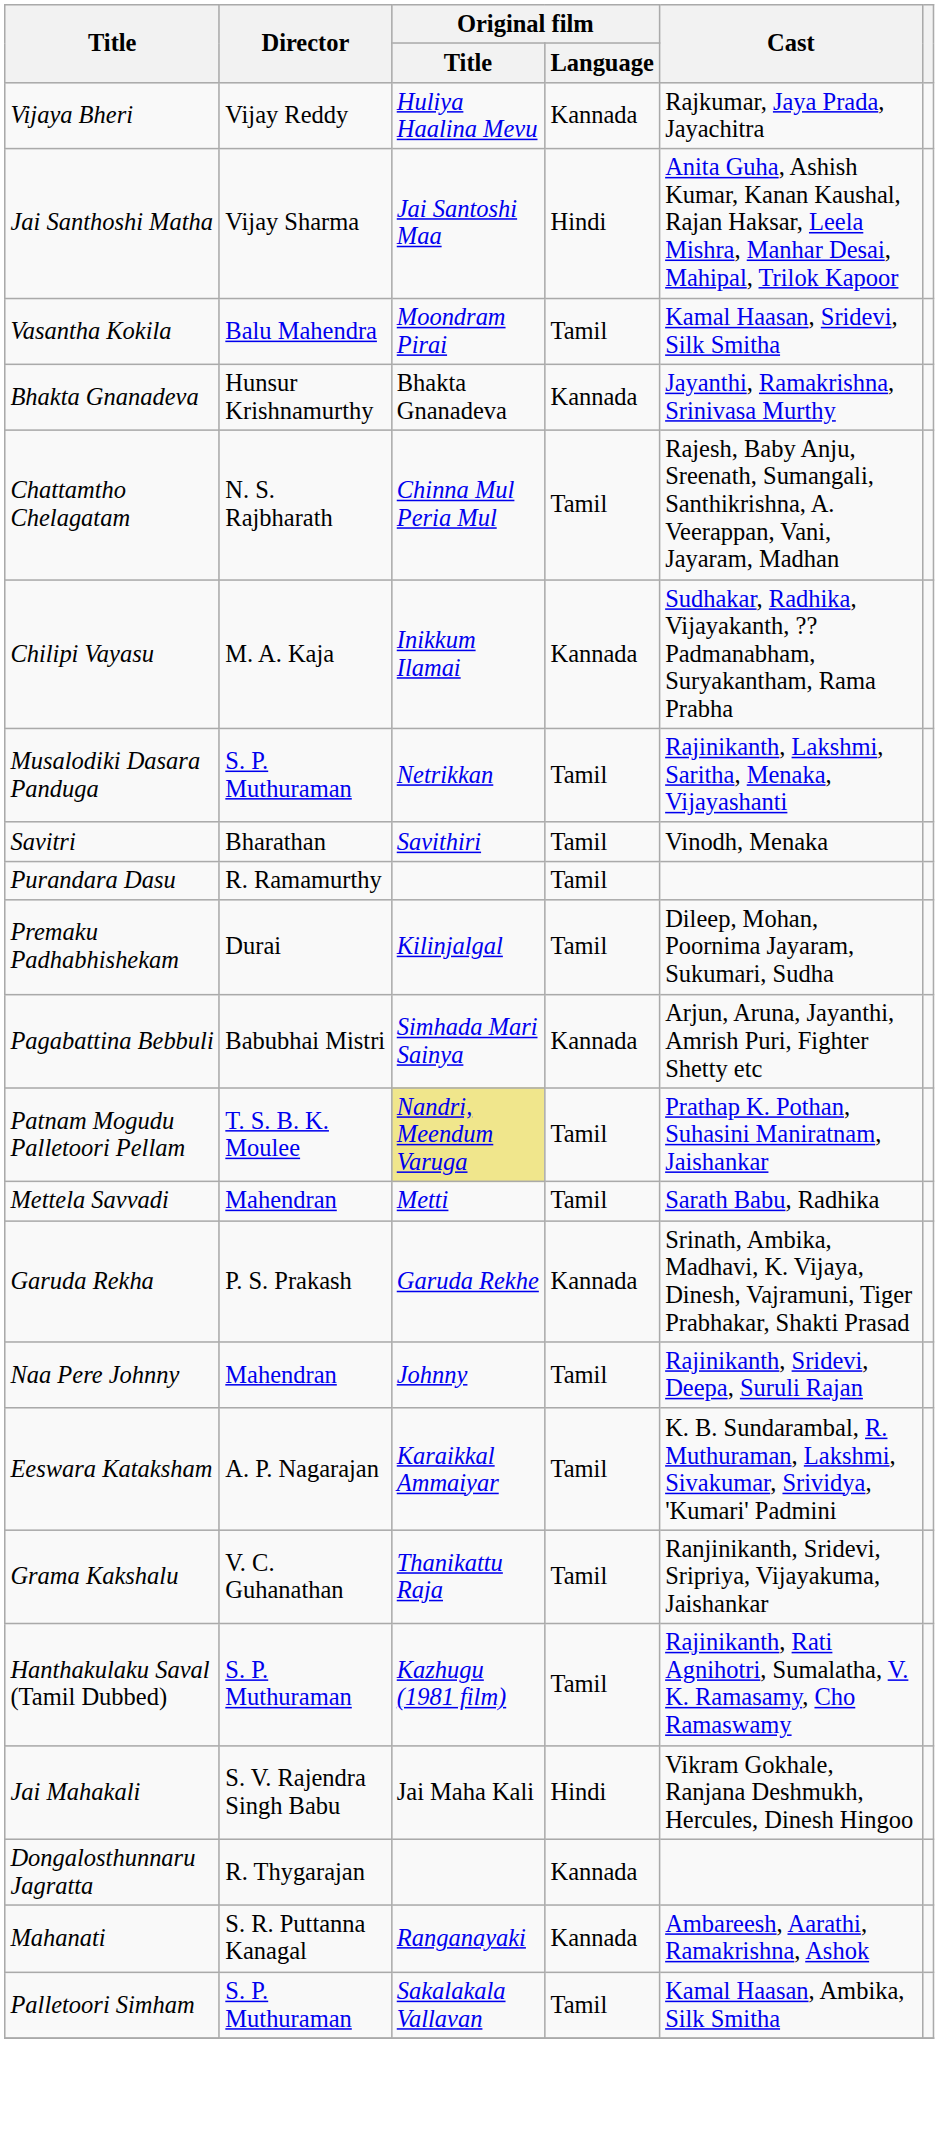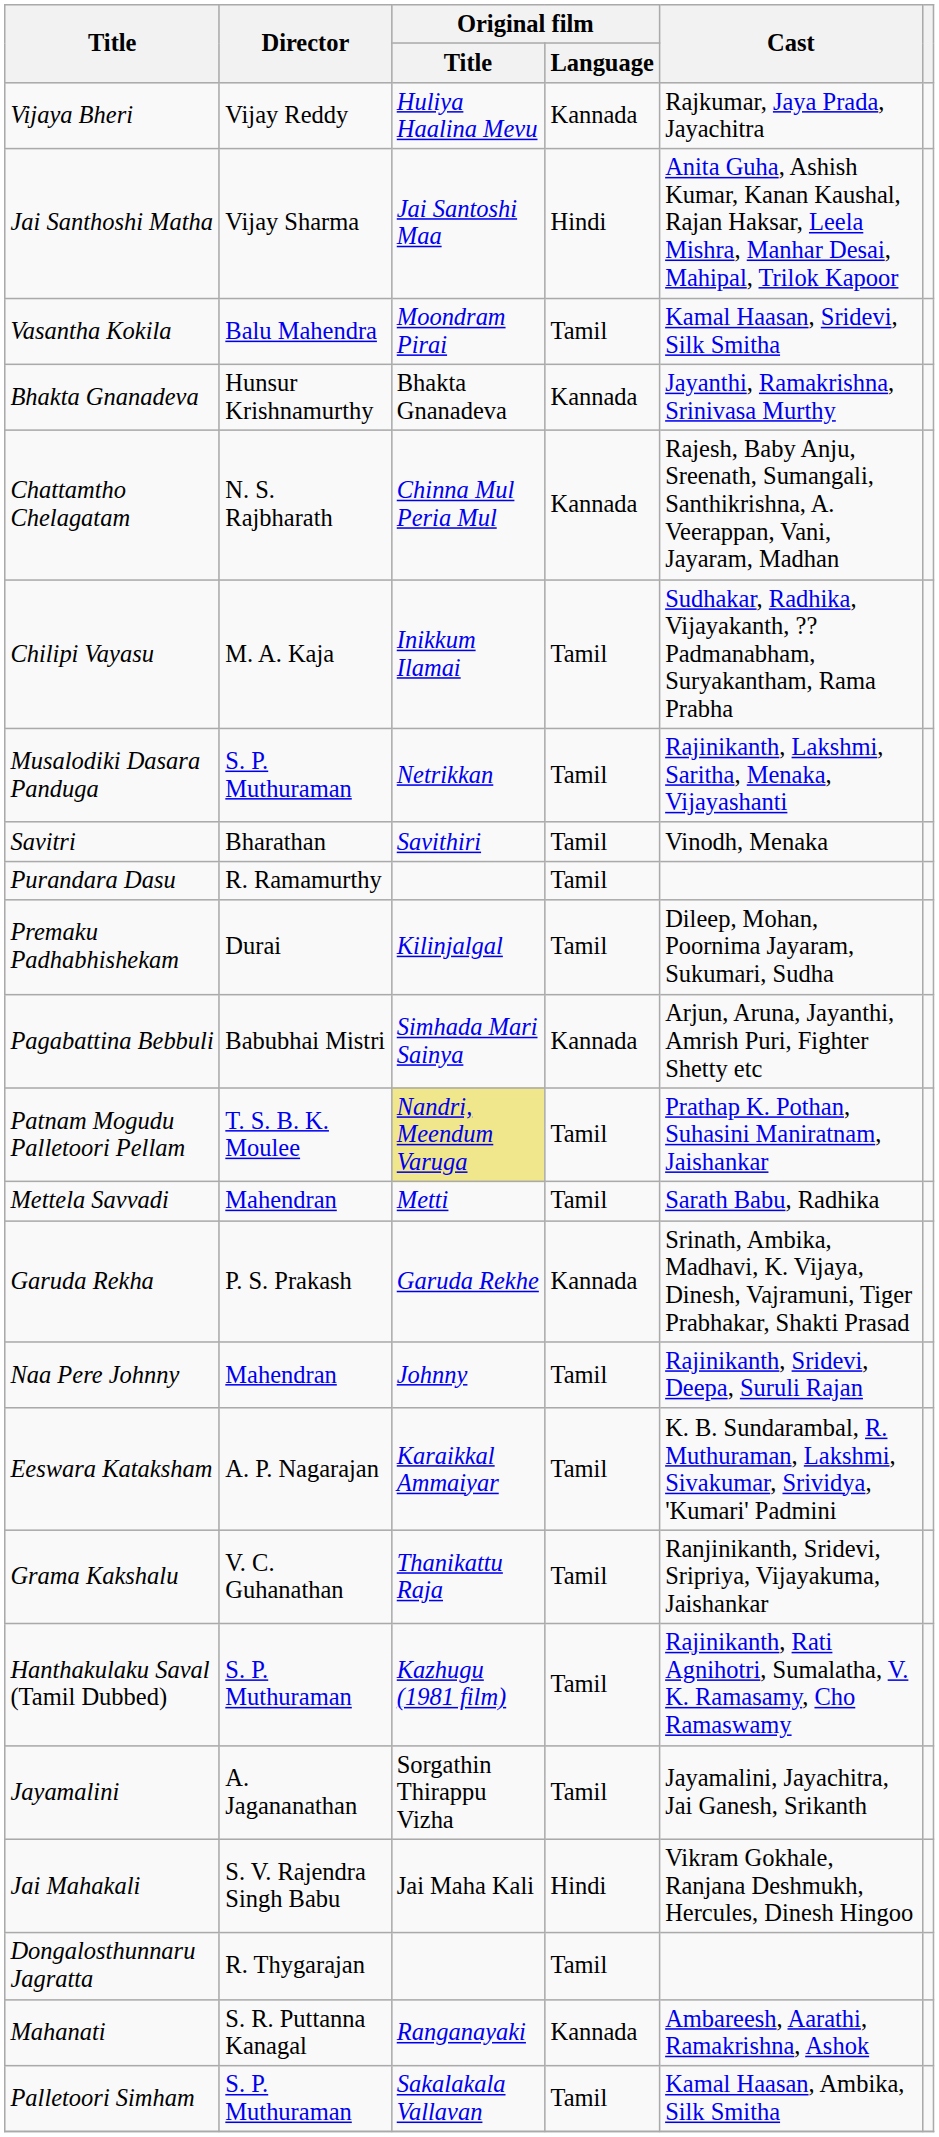(579, 504) Tamil -> (594, 504) Kannada
(594, 653) Kannada -> (579, 653) Tamil
+ row: (65, 1791)
(594, 1871) Kannada -> (579, 1965) Tamil
